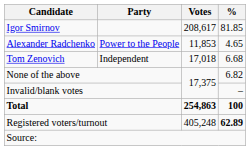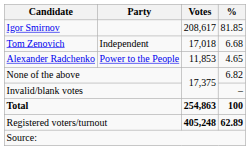rows swapped: (36, 59) <-> (51, 43)
(200, 122) normal -> (200, 122) bold
